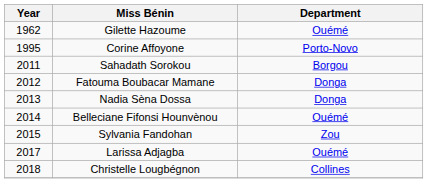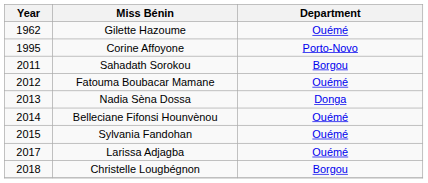(330, 83) Donga -> (330, 83) Ouémé
(330, 134) Zou -> (330, 134) Ouémé
(330, 169) Collines -> (330, 169) Borgou
